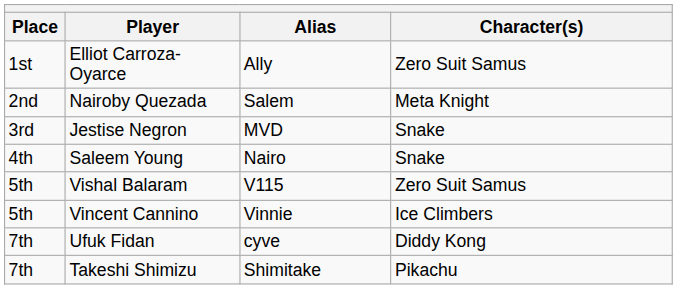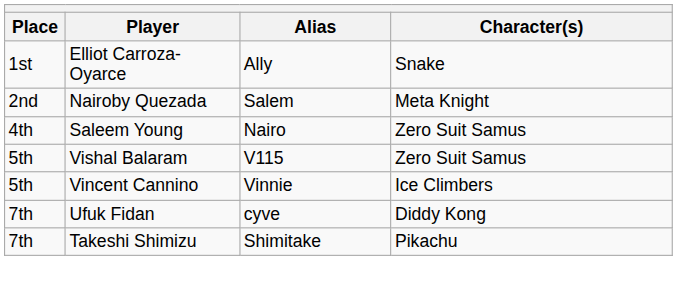(460, 64) Zero Suit Samus -> (420, 64) Snake
- row: (128, 130)
(420, 158) Snake -> (460, 130) Zero Suit Samus
